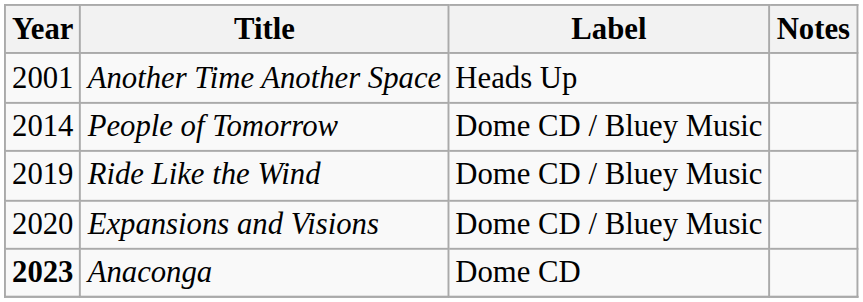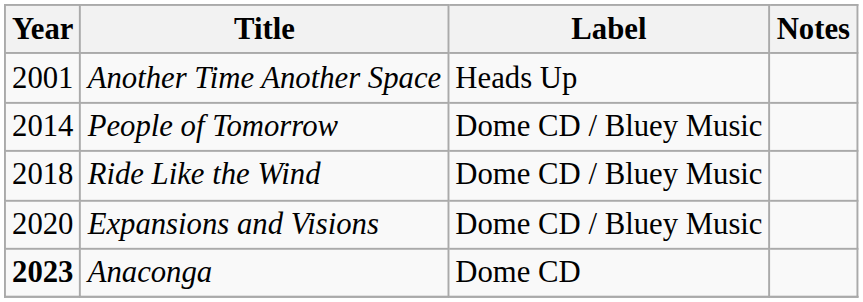(43, 175) 2019 -> (43, 175) 2018
